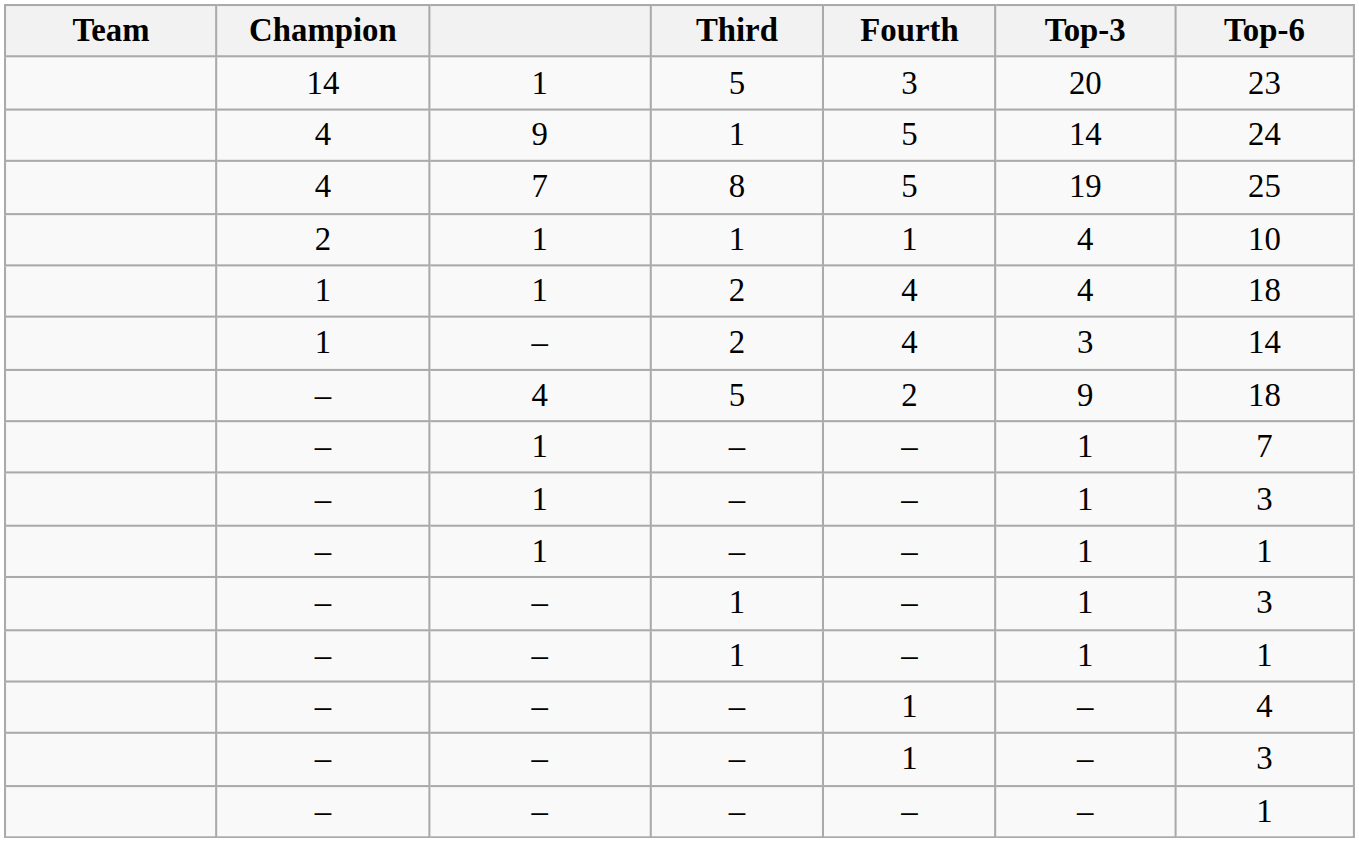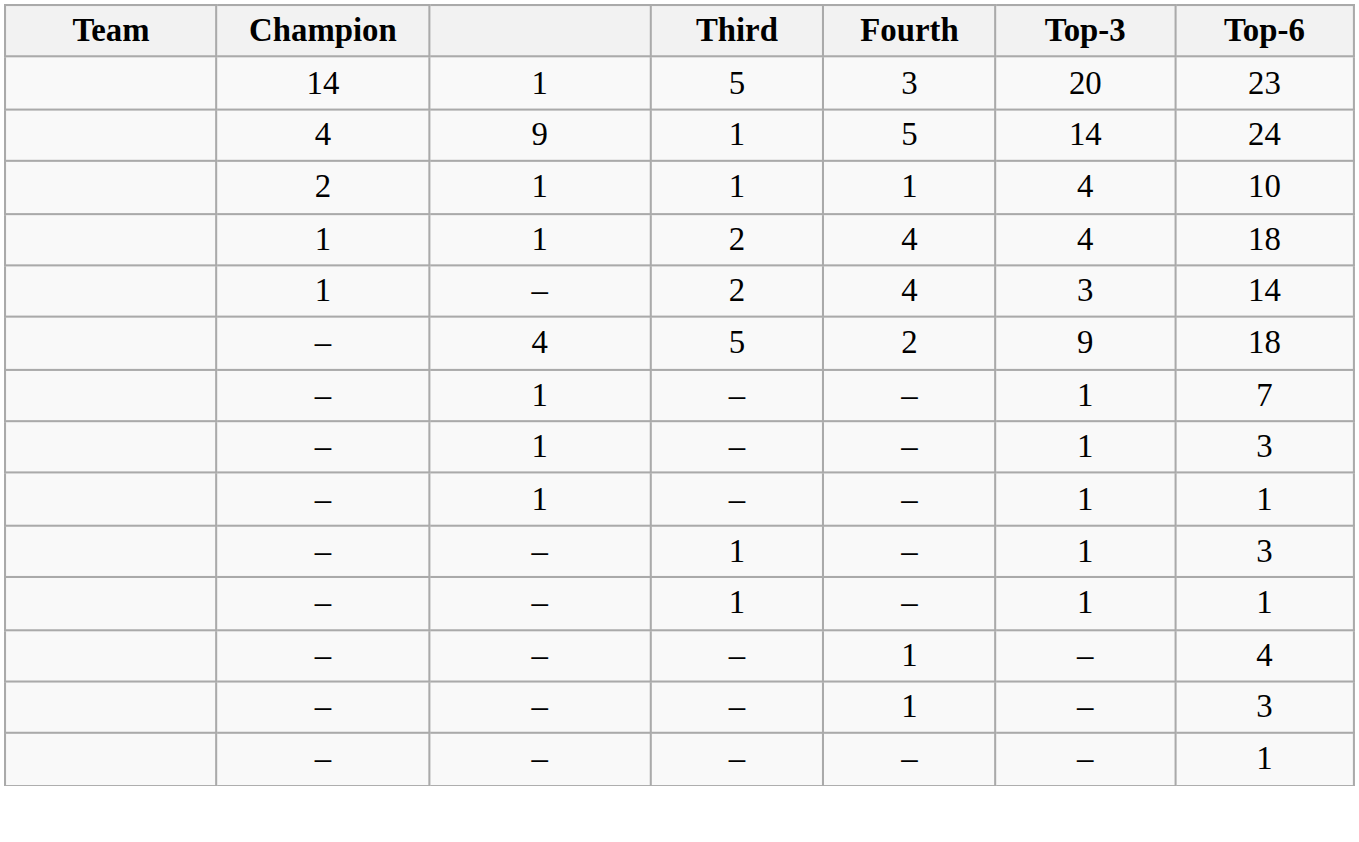- row: (323, 186)
